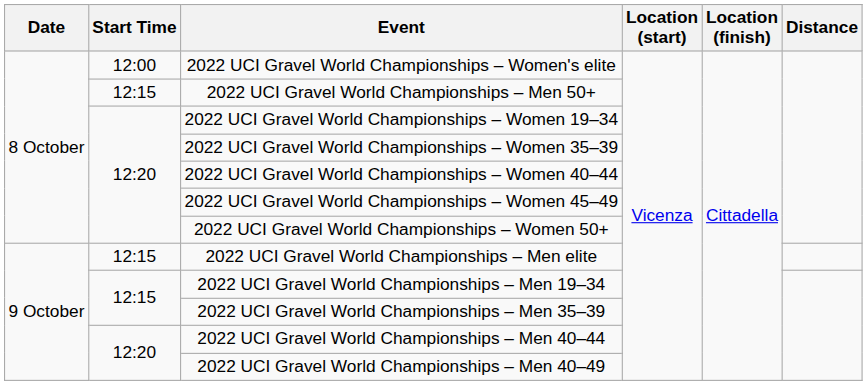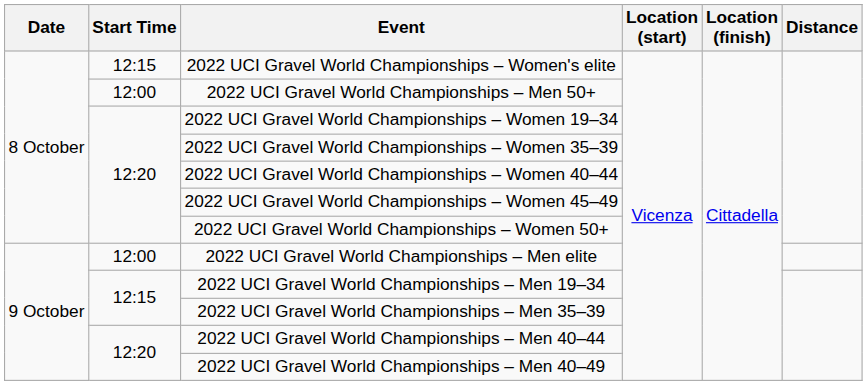(134, 65) 12:00 -> (134, 65) 12:15
(134, 92) 12:15 -> (134, 92) 12:00
(134, 256) 12:15 -> (134, 256) 12:00
